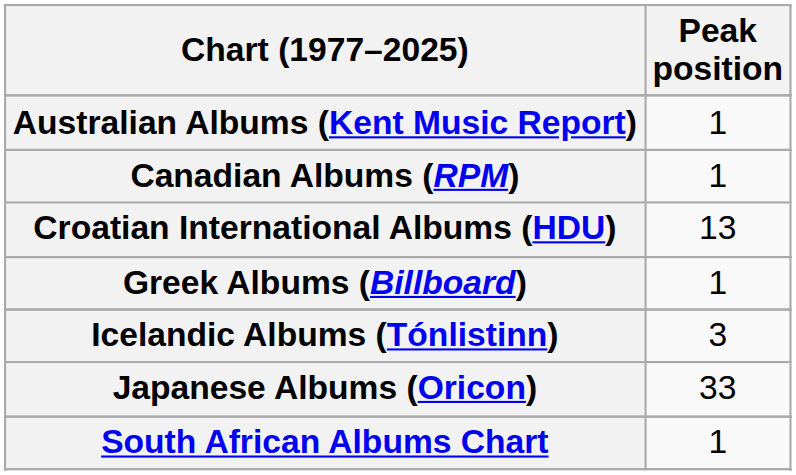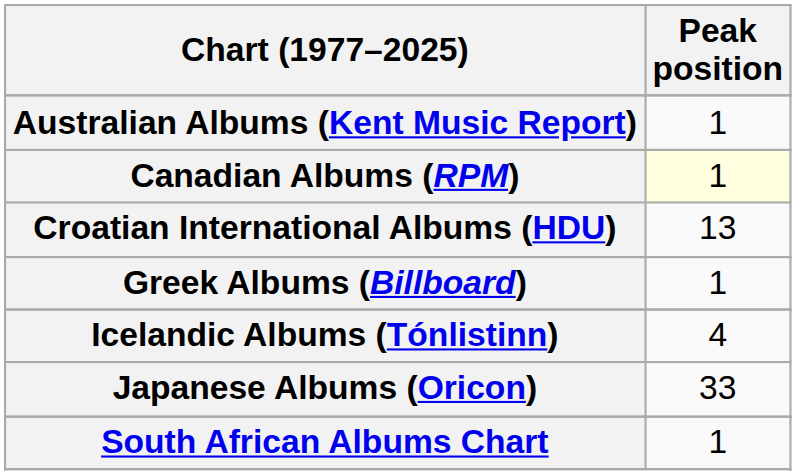(718, 175) no background -> (718, 175) lightyellow background
(718, 335) 3 -> (718, 335) 4
